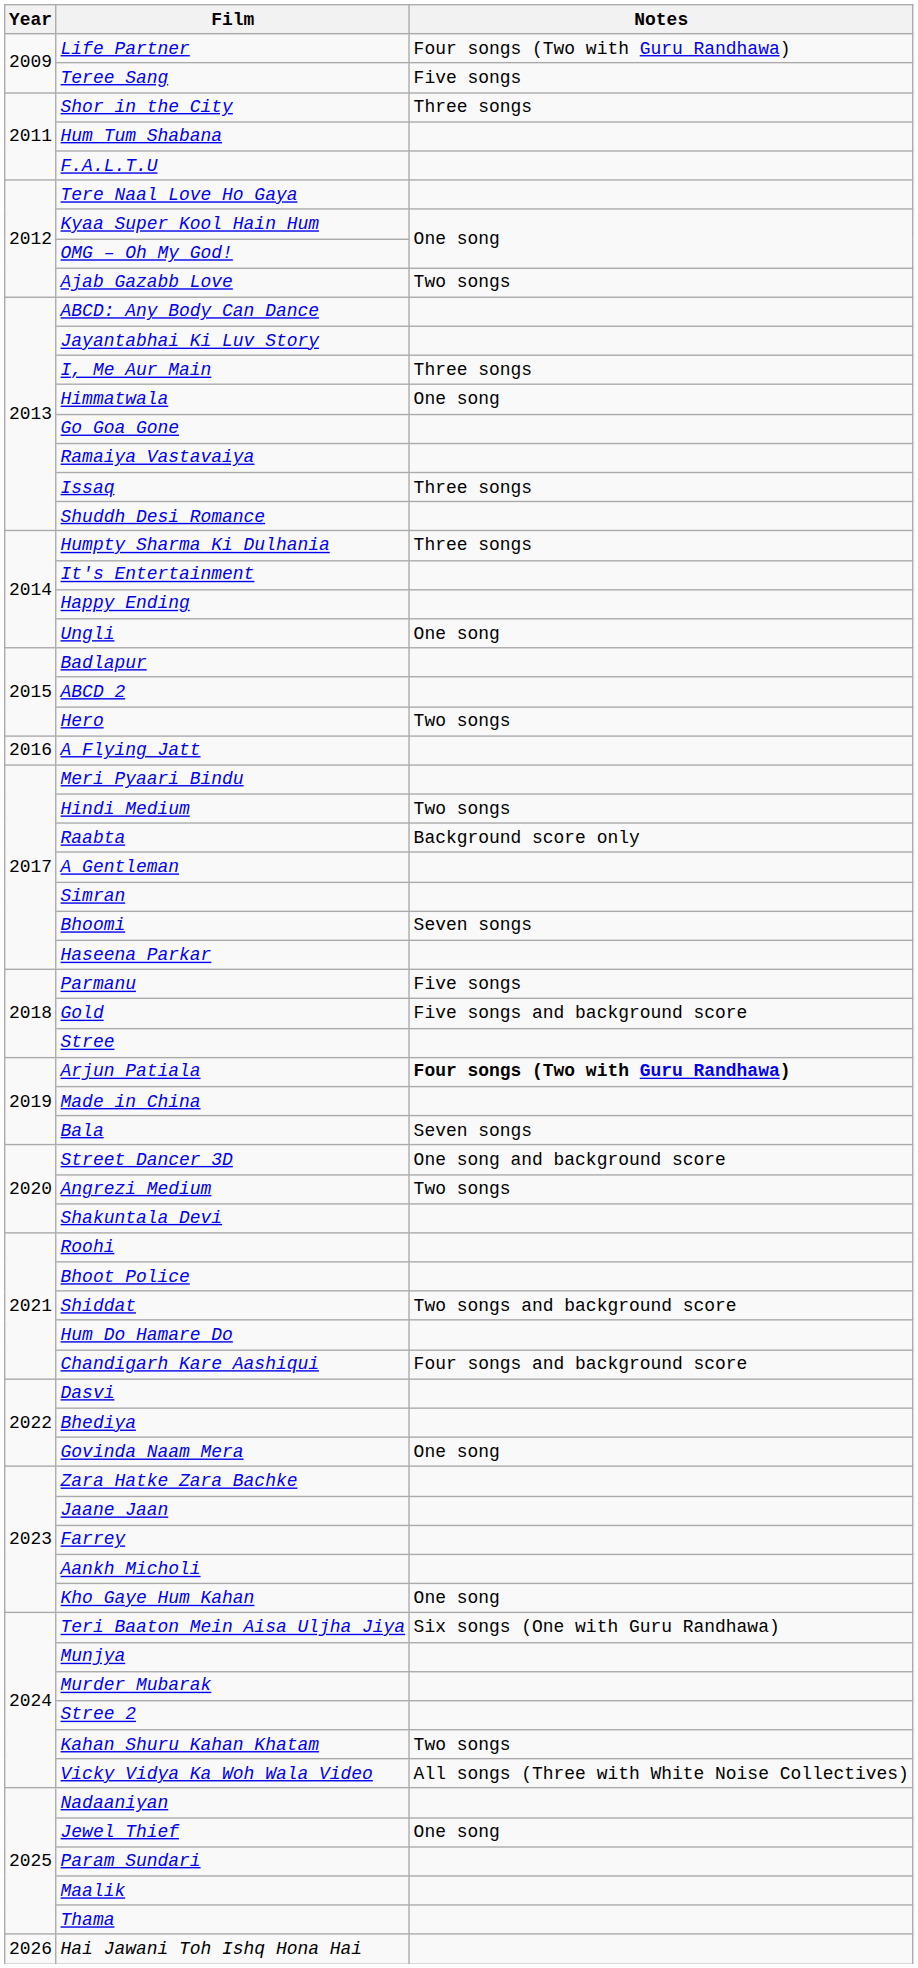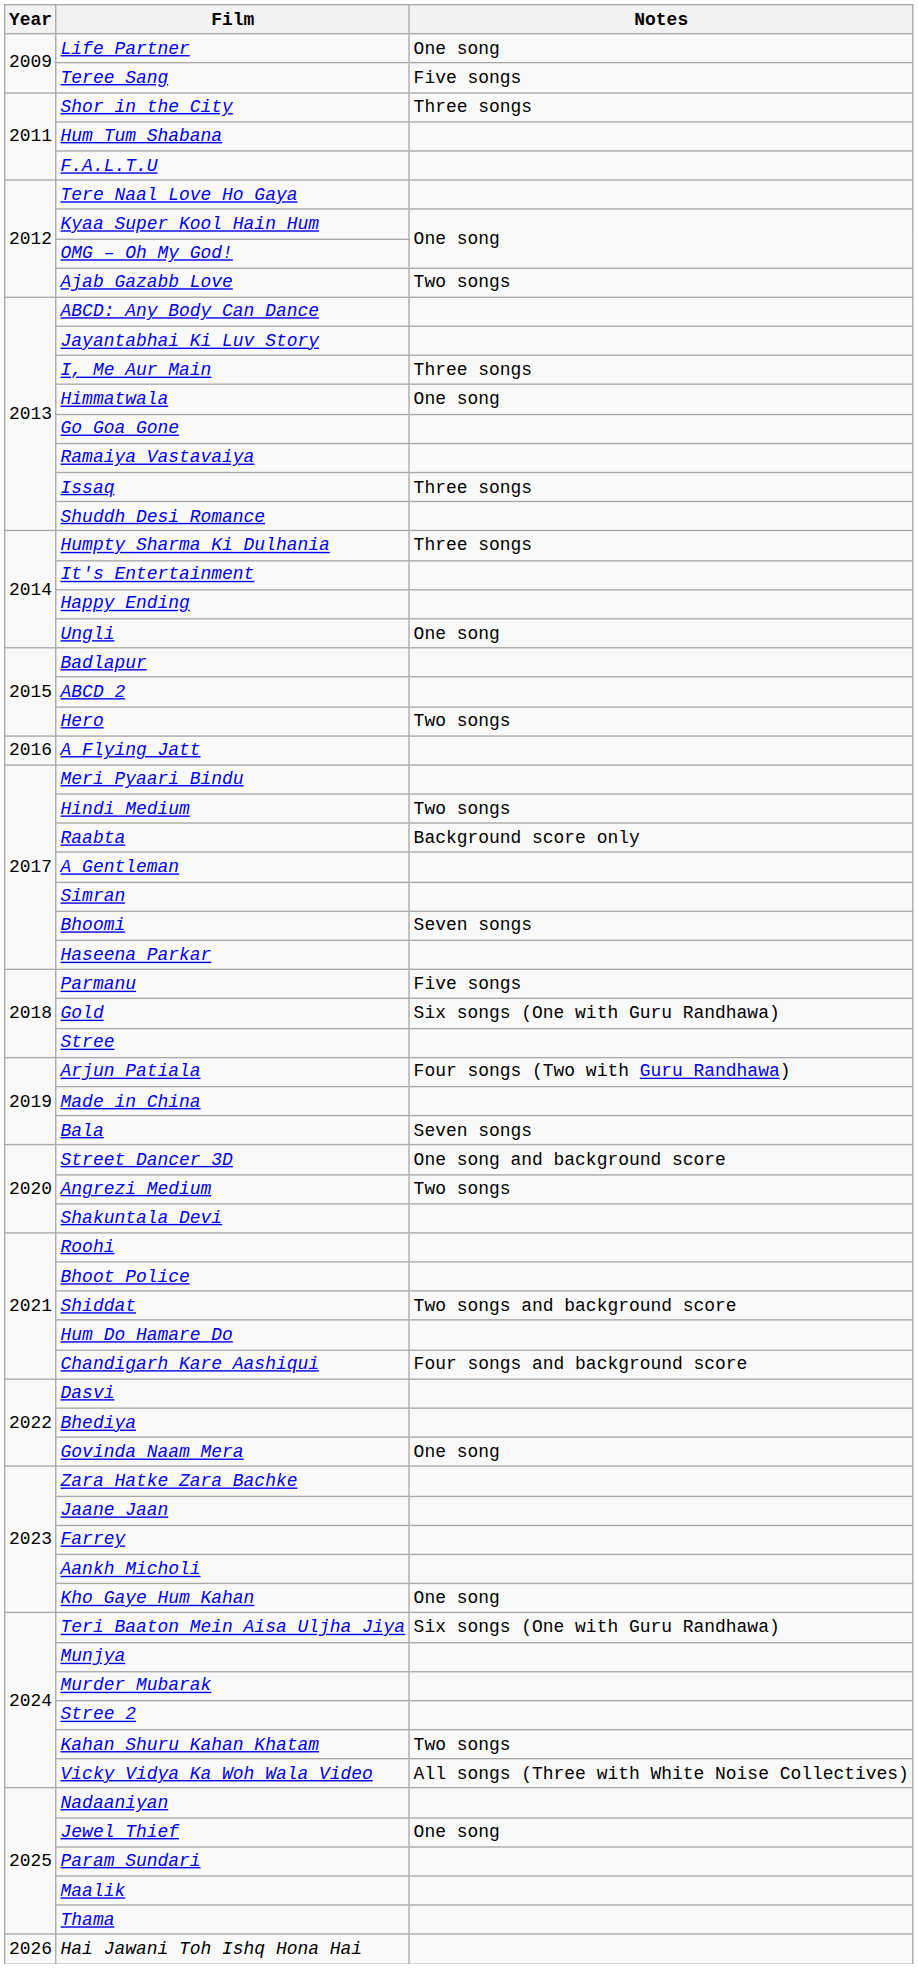(602, 49) Four songs (Two with Guru Randhawa) -> (457, 49) One song
(580, 1013) Five songs and background score -> (597, 1013) Six songs (One with Guru Randhawa)
(602, 1072) bold -> (602, 1072) normal
